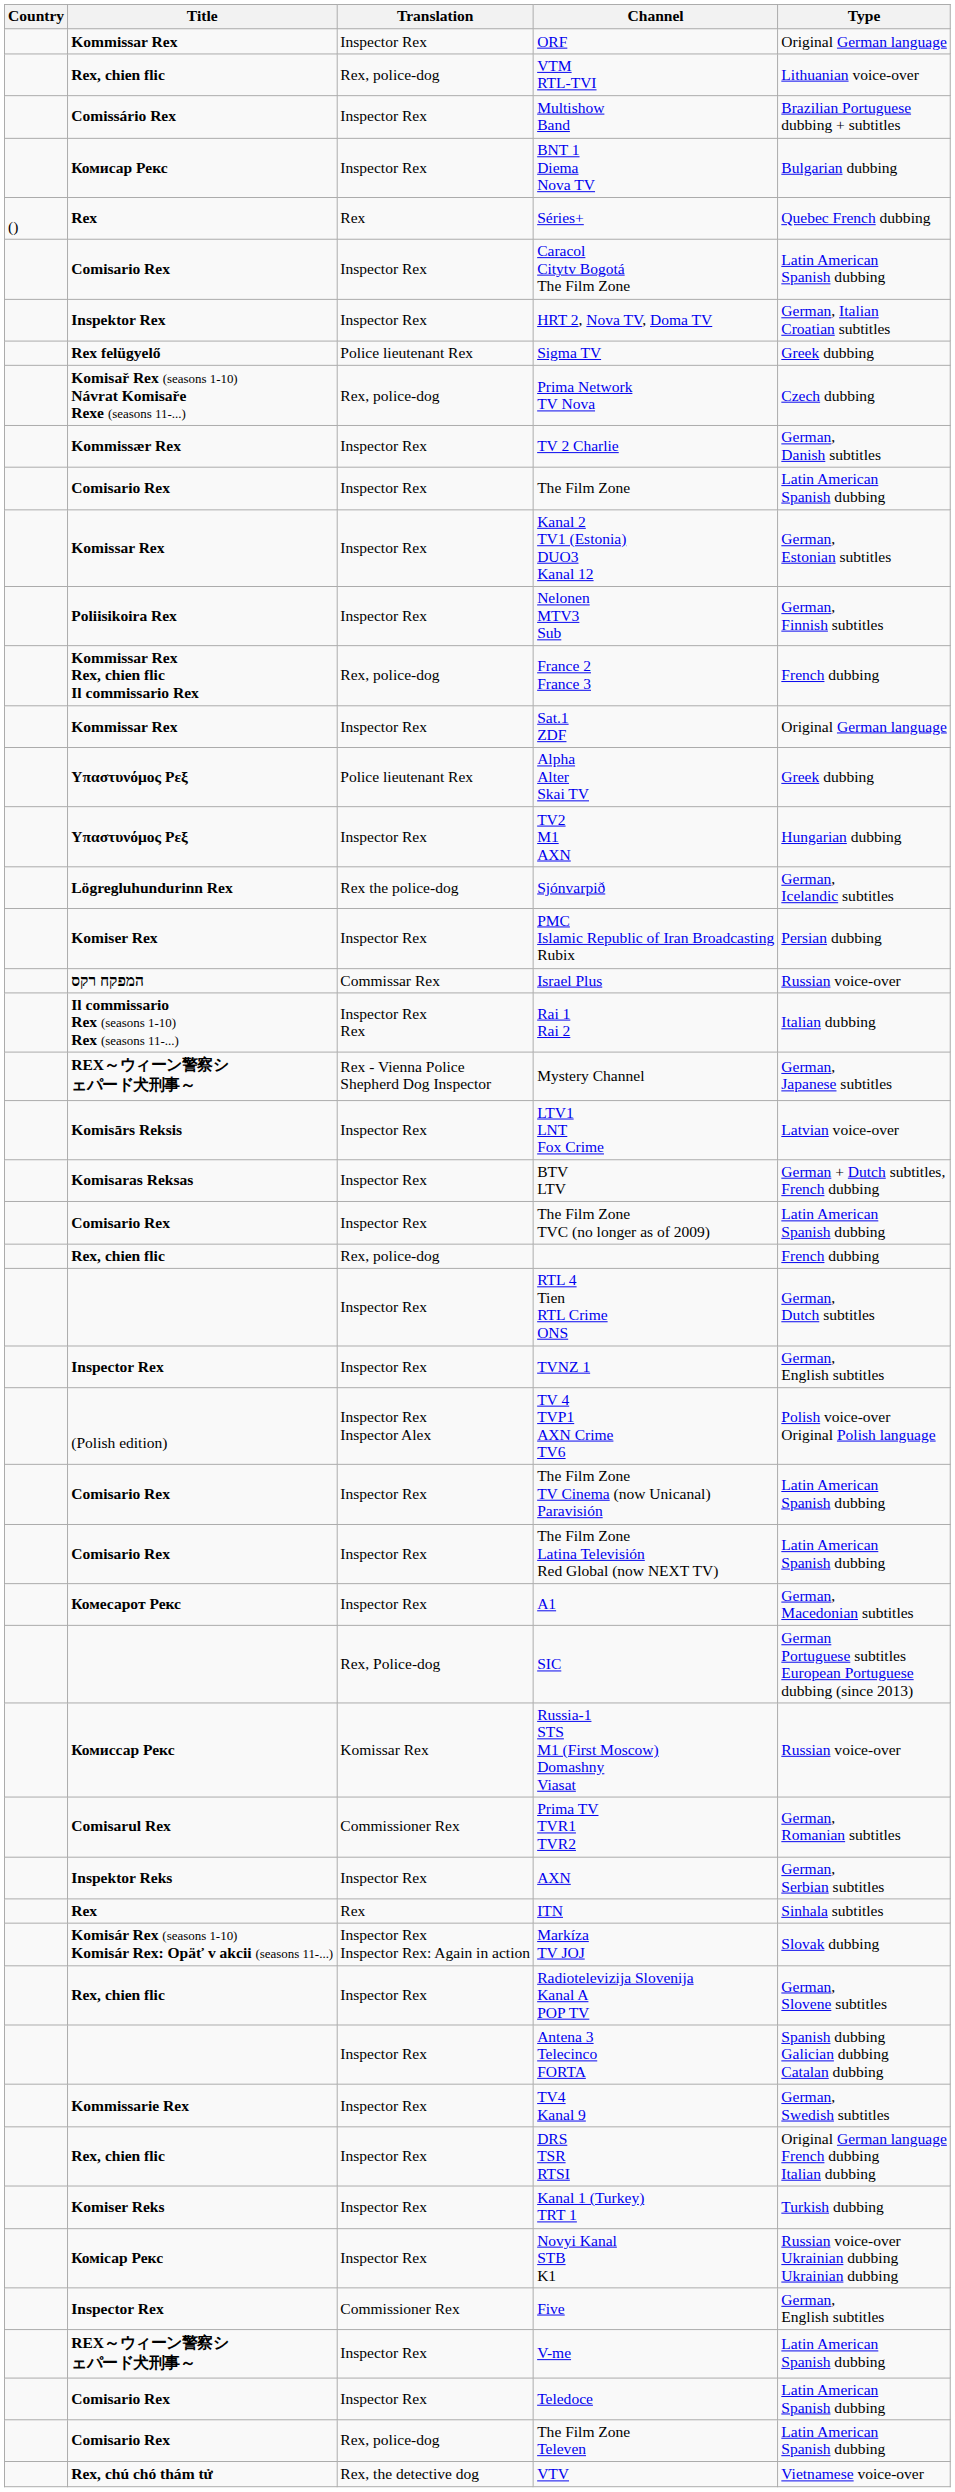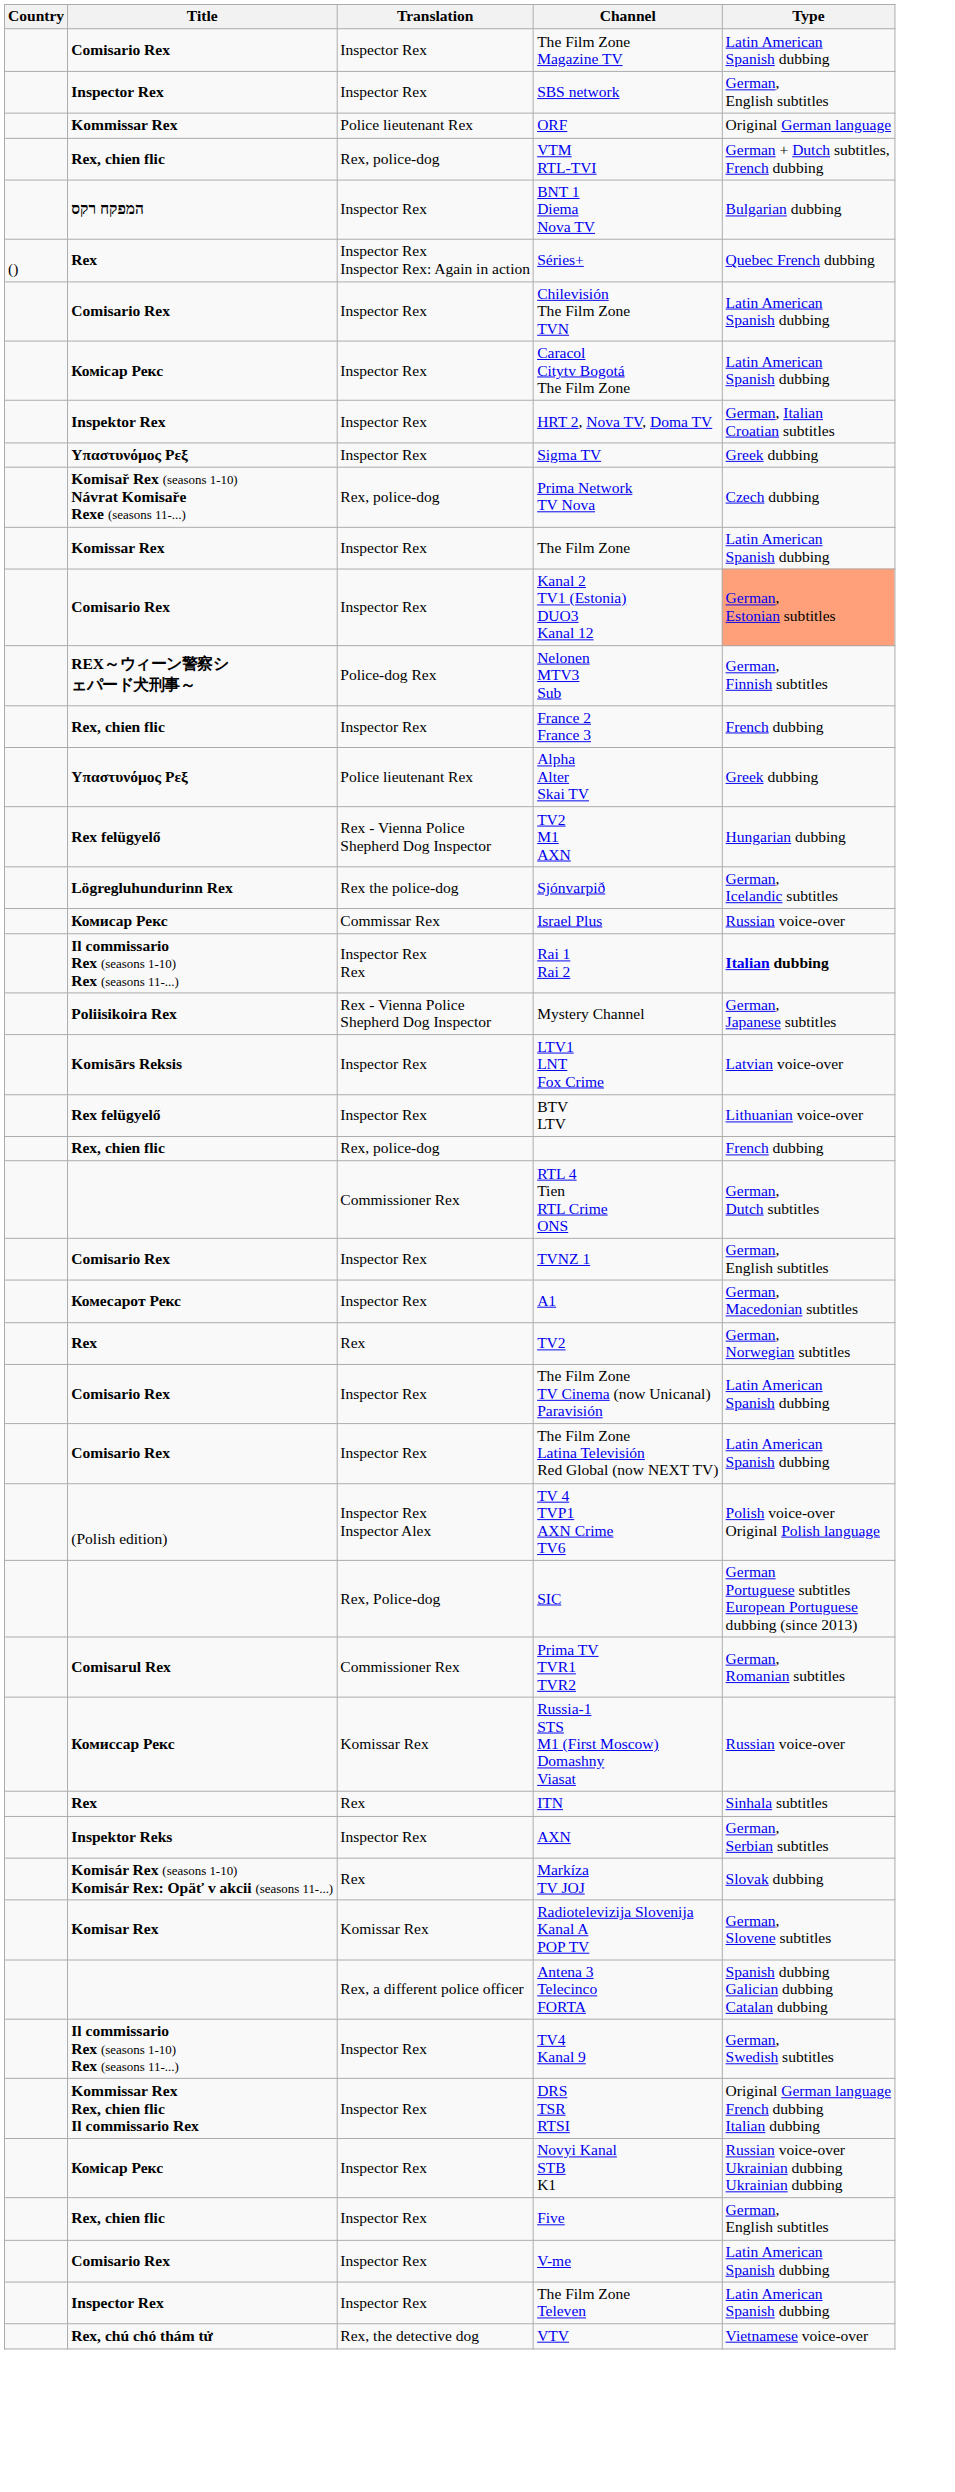+ row: (584, 50)
+ row: (578, 92)
(384, 41) Inspector Rex -> (407, 125) Police lieutenant Rex
(850, 74) Lithuanian voice-over -> (808, 158) German + Dutch subtitles, French dubbing
- row: (571, 116)
(119, 167) Комисар Рекс -> (108, 209) המפקח רקס
(353, 218) Rex -> (435, 260) Inspector Rex Inspector Rex: Again in action
+ row: (584, 311)
(121, 269) Comisario Rex -> (117, 370) Комісар Рекс
(116, 353) Rex felügyelő -> (130, 455) Υπαστυνόμος Ρεξ
(407, 353) Police lieutenant Rex -> (384, 455) Inspector Rex
- row: (578, 446)
(121, 488) Comisario Rex -> (118, 547) Komissar Rex
(118, 547) Komissar Rex -> (121, 607) Comisario Rex
(836, 547) no background -> (781, 607) lightsalmon background
(124, 616) Poliisikoira Rex -> (150, 675) REX～ウィーン警察シ ェパード犬刑事～
(384, 616) Inspector Rex -> (388, 675) Police-dog Rex
(135, 675) Kommissar Rex Rex, chien flic Il commissario Rex -> (118, 726) Rex, chien flic
(390, 675) Rex, police-dog -> (384, 726) Inspector Rex
- row: (553, 726)
(130, 836) Υπαστυνόμος Ρεξ -> (116, 836) Rex felügyelő
(384, 836) Inspector Rex -> (416, 836) Rex - Vienna Police Shepherd Dog Inspector
- row: (656, 938)
(108, 980) המפקח רקס -> (119, 920) Комисар Рекс
(829, 1022) normal -> (777, 963) bold
(150, 1075) REX～ウィーン警察シ ェパード犬刑事～ -> (124, 1013) Poliisikoira Rex
(132, 1180) Komisaras Reksas -> (116, 1115) Rex felügyelő
(863, 1180) German + Dutch subtitles, French dubbing -> (794, 1115) Lithuanian voice-over
- row: (624, 1222)
(384, 1307) Inspector Rex -> (400, 1199) Commissioner Rex
(117, 1366) Inspector Rex -> (121, 1259) Comisario Rex
rows swapped: (547, 1604) <-> (575, 1426)
+ row: (551, 1343)
rows swapped: (568, 1826) <-> (598, 1749)
rows swapped: (554, 1877) <-> (550, 1911)
(435, 1944) Inspector Rex Inspector Rex: Again in action -> (353, 1879) Rex
(118, 1995) Rex, chien flic -> (115, 1929) Komisar Rex
(384, 1995) Inspector Rex -> (385, 1929) Komissar Rex
(384, 2054) Inspector Rex -> (432, 1989) Rex, a different police officer
(130, 2105) Kommissarie Rex -> (125, 2048) Il commissario Rex (seasons 1-10) Rex (seasons 11-...)
(118, 2156) Rex, chien flic -> (135, 2108) Kommissar Rex Rex, chien flic Il commissario Rex
- row: (591, 2207)
(117, 2308) Inspector Rex -> (118, 2218) Rex, chien flic
(400, 2308) Commissioner Rex -> (384, 2218) Inspector Rex
(150, 2353) REX～ウィーン警察シ ェパード犬刑事～ -> (121, 2260) Comisario Rex
- row: (565, 2398)
(121, 2440) Comisario Rex -> (117, 2302) Inspector Rex
(390, 2440) Rex, police-dog -> (384, 2302) Inspector Rex
